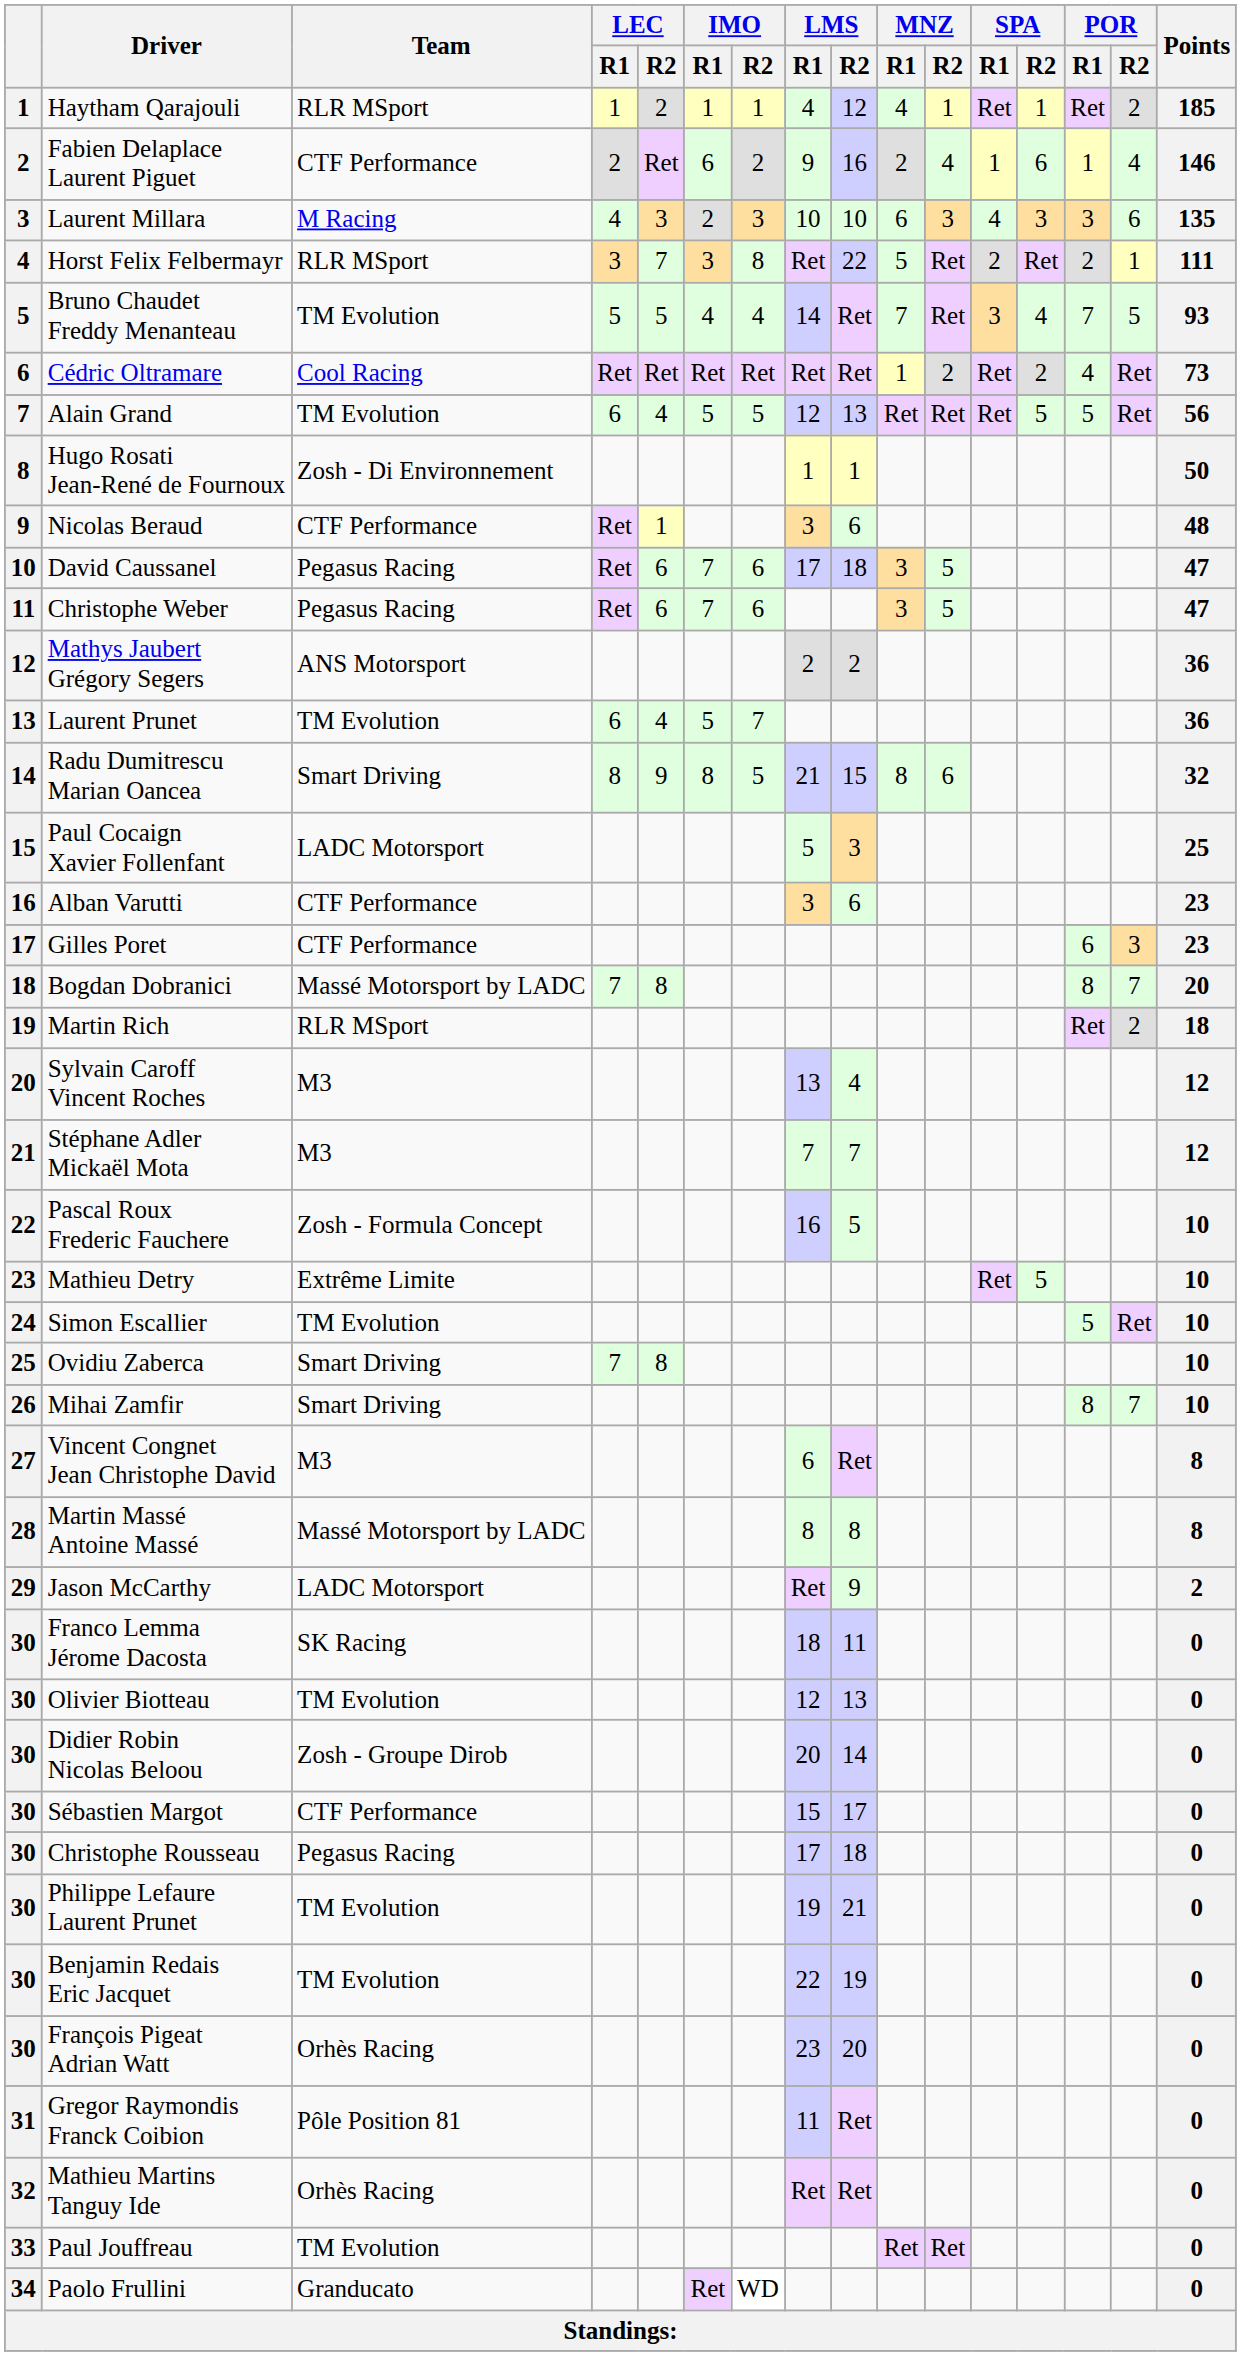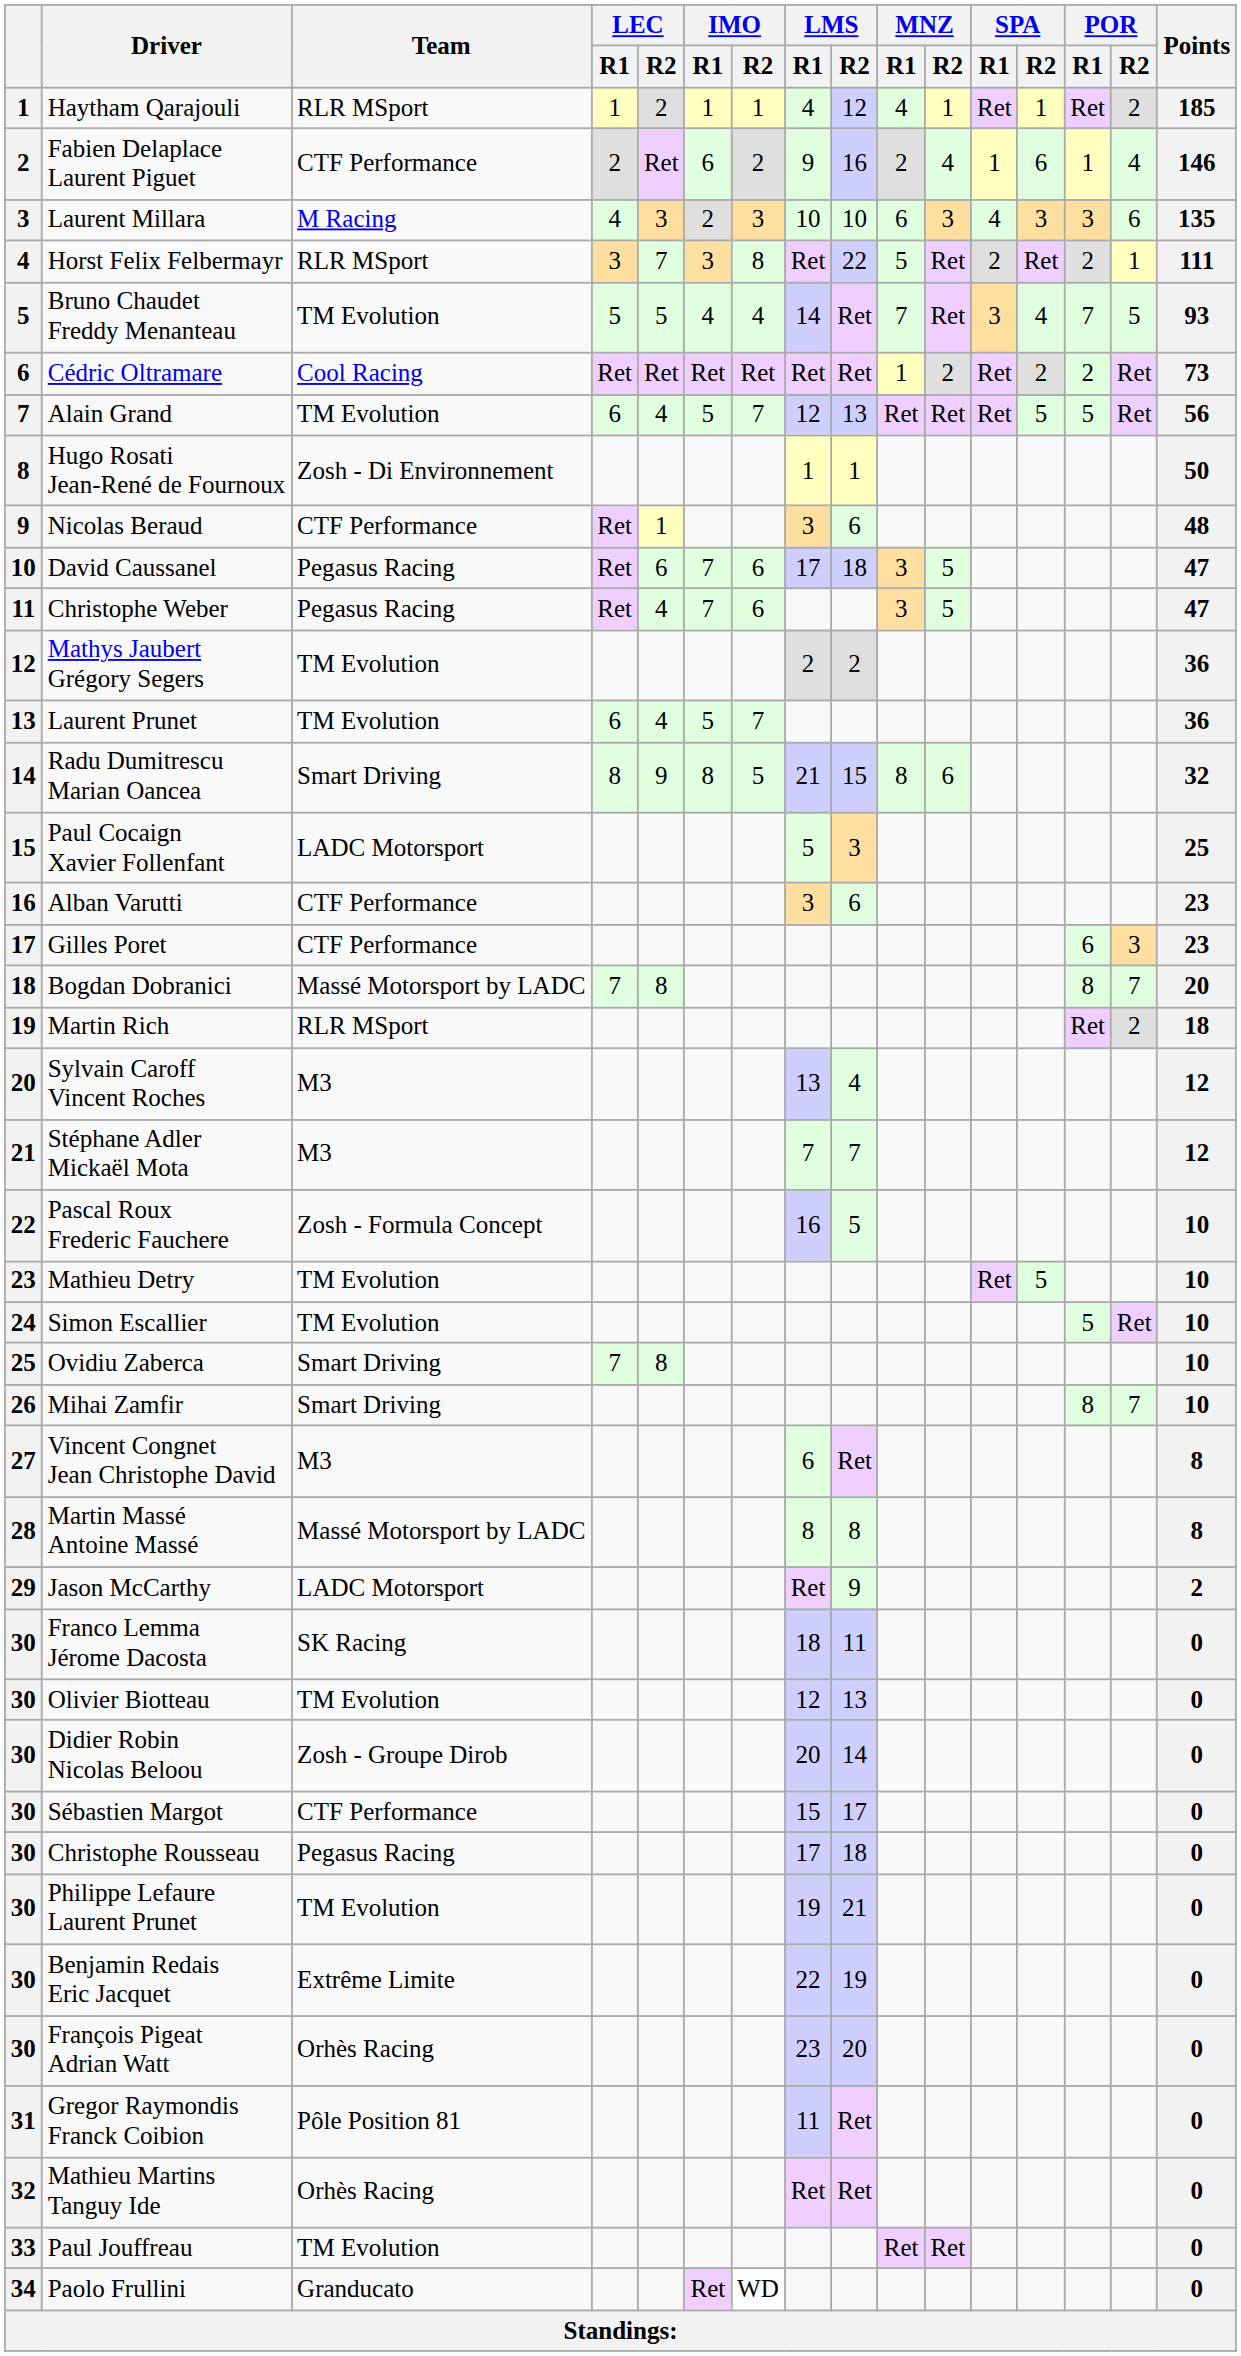(1088, 372) 4 -> (1088, 372) 2
(758, 413) 5 -> (758, 413) 7
(661, 608) 6 -> (661, 608) 4
(382, 664) ANS Motorsport -> (368, 664) TM Evolution
(376, 1280) Extrême Limite -> (368, 1280) TM Evolution
(368, 1979) TM Evolution -> (376, 1979) Extrême Limite
